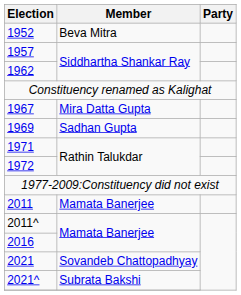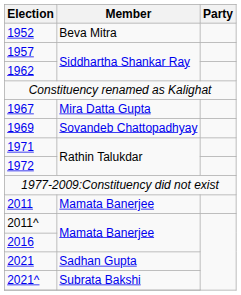(98, 128) Sadhan Gupta -> (128, 128) Sovandeb Chattopadhyay
(128, 261) Sovandeb Chattopadhyay -> (98, 261) Sadhan Gupta
